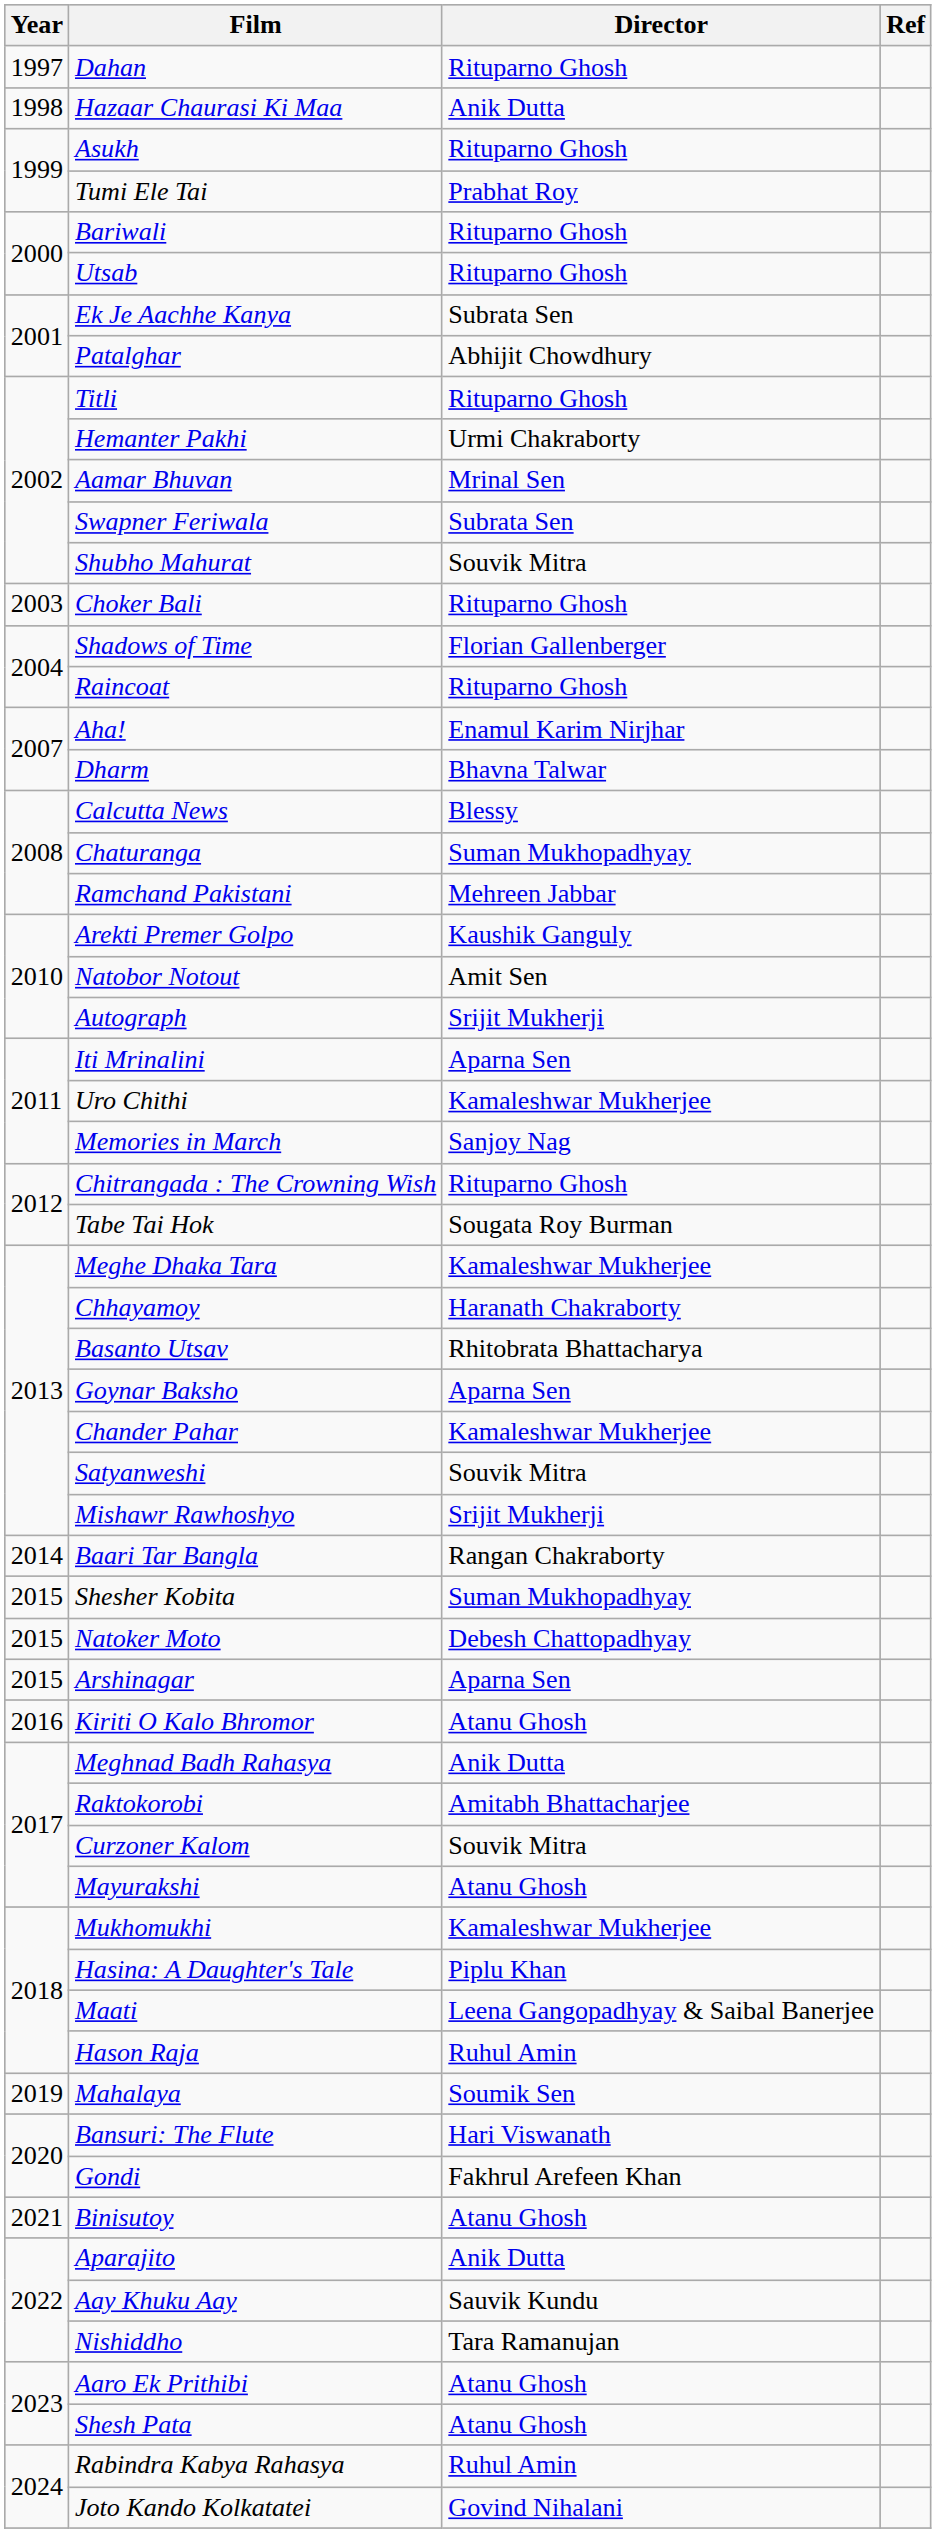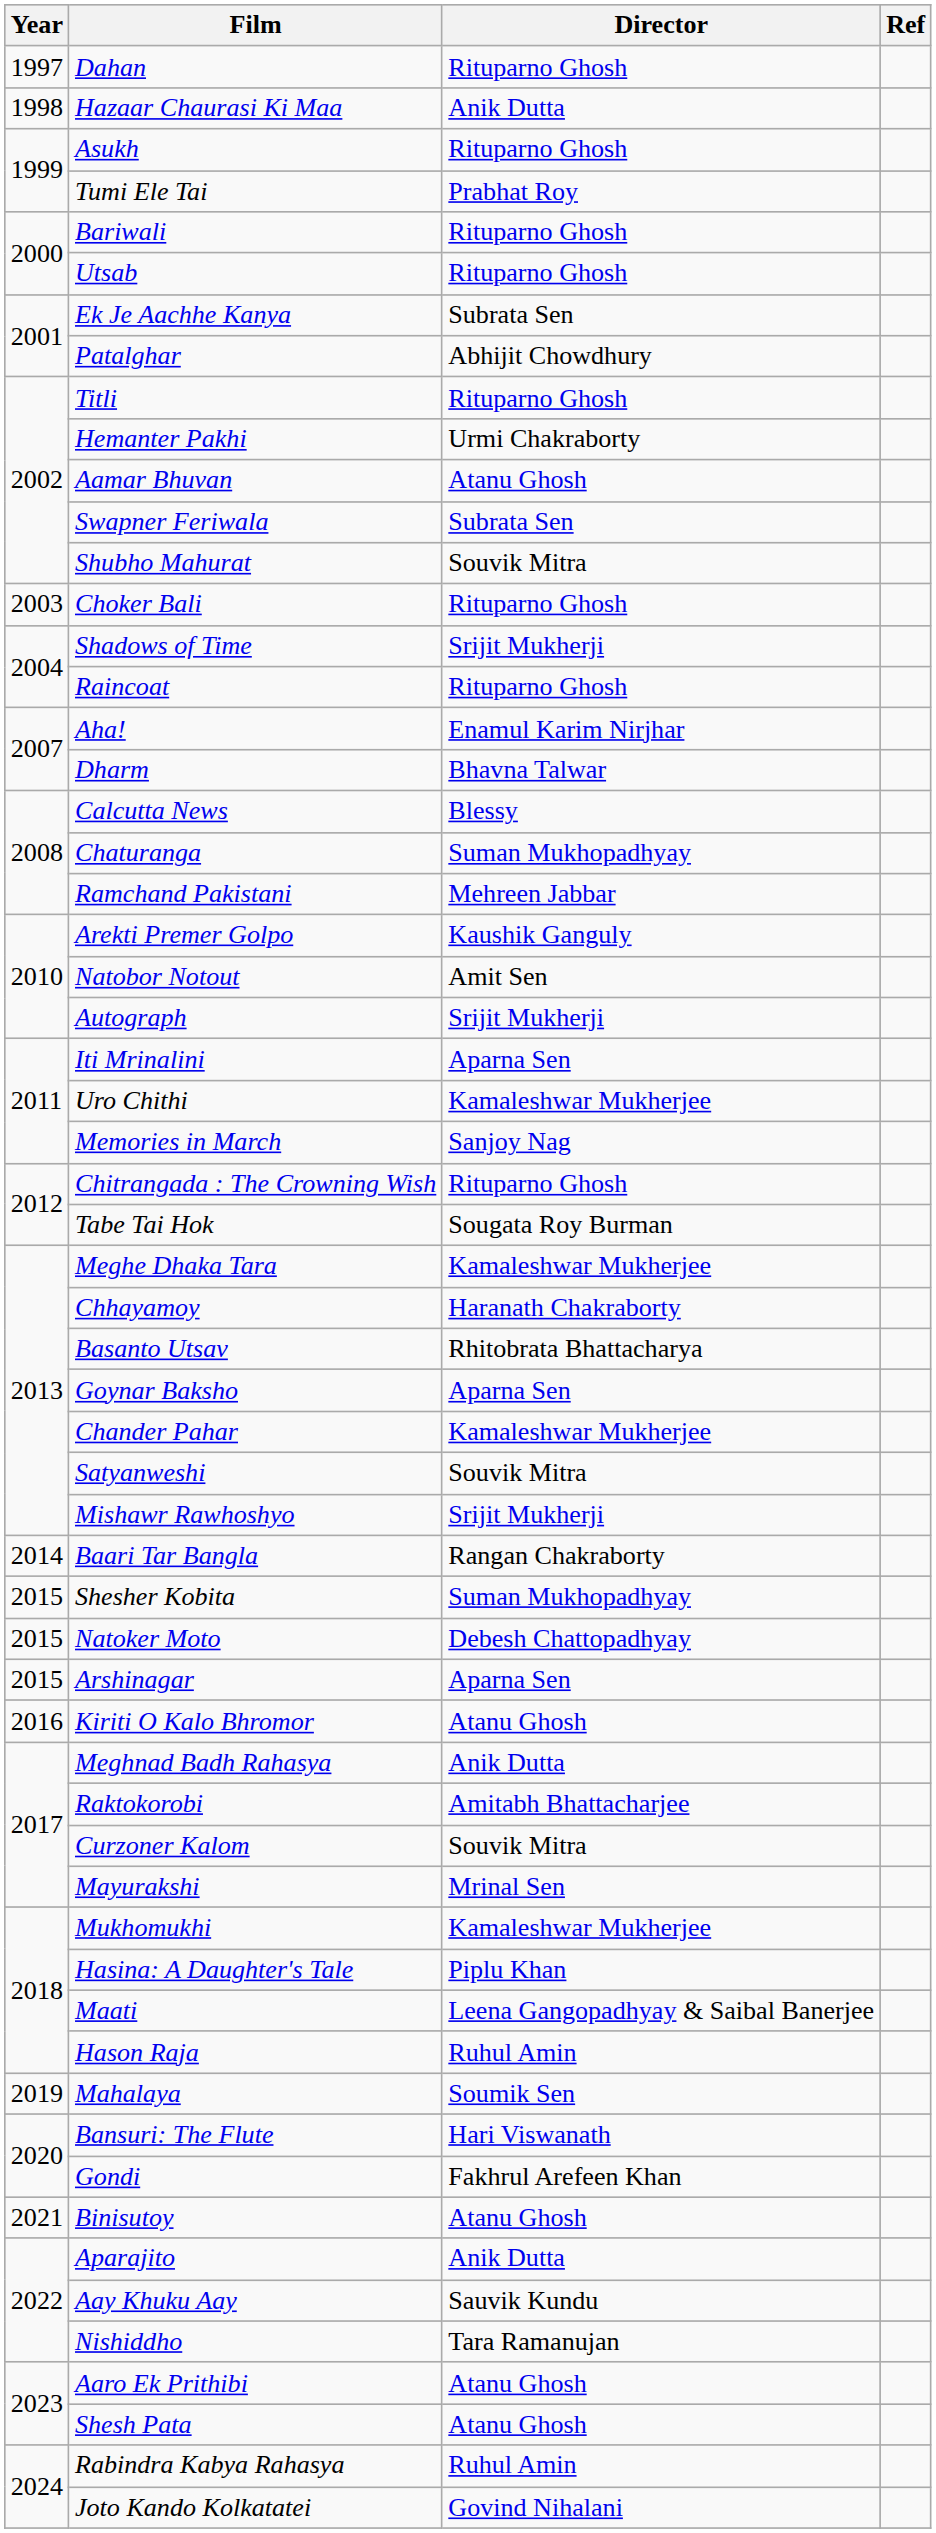(507, 480) Mrinal Sen -> (518, 480) Atanu Ghosh
(557, 645) Florian Gallenberger -> (526, 645) Srijit Mukherji
(518, 1886) Atanu Ghosh -> (507, 1886) Mrinal Sen
